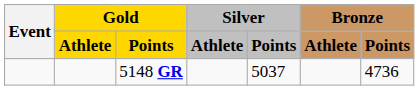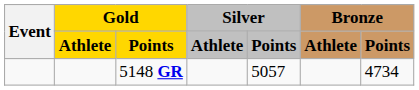(268, 71) 5037 -> (268, 71) 5057
(382, 71) 4736 -> (382, 71) 4734
